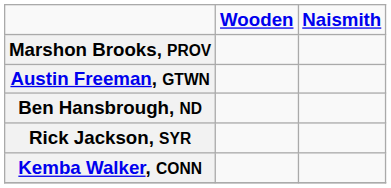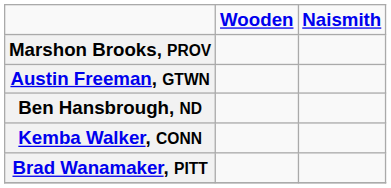- row: (110, 138)
+ row: (110, 168)
